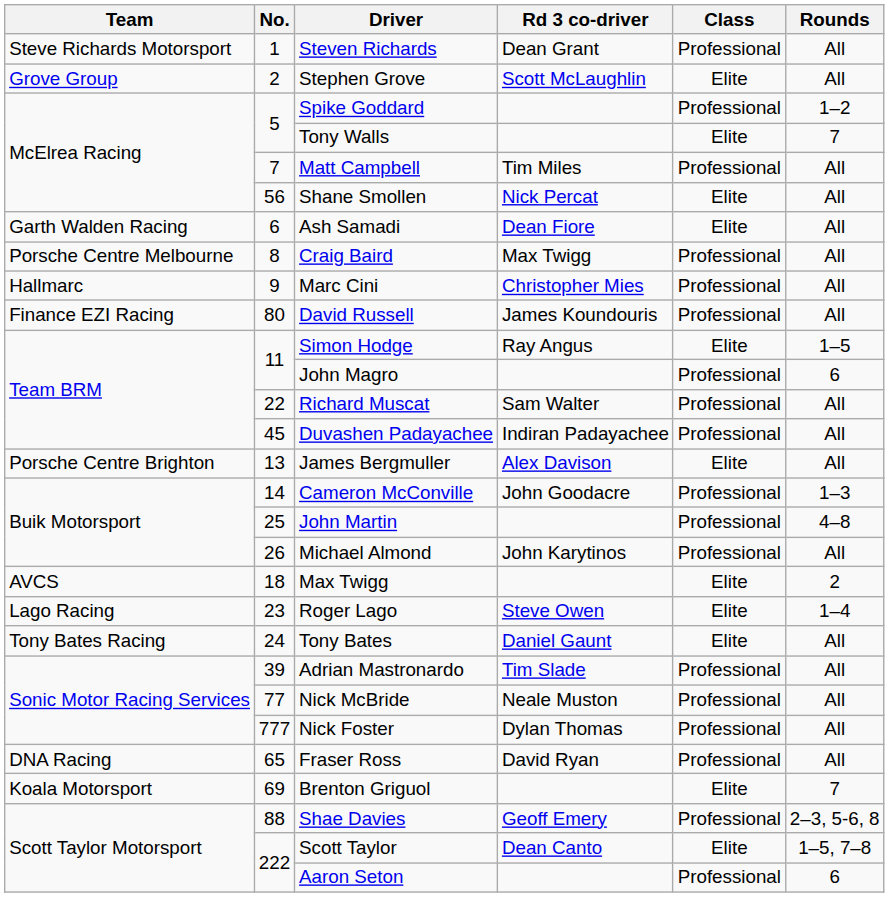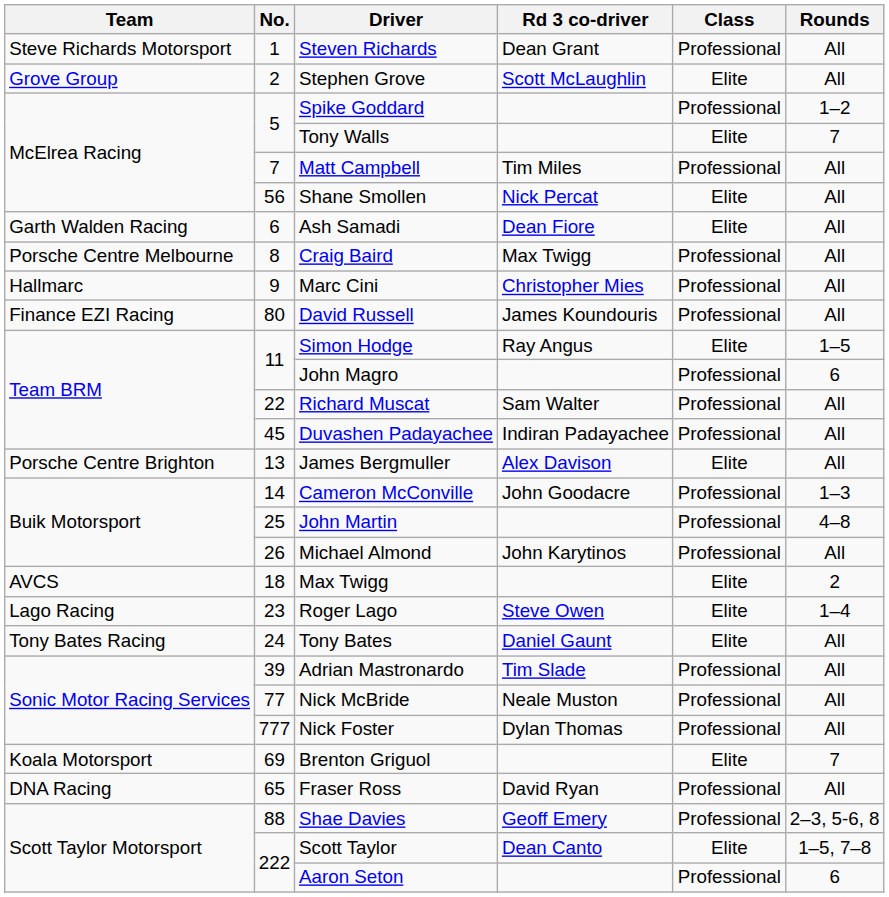rows swapped: (350, 759) <-> (365, 788)
